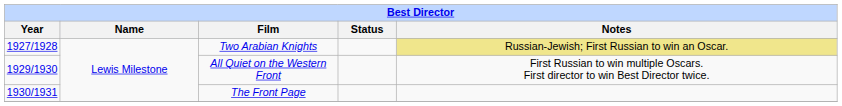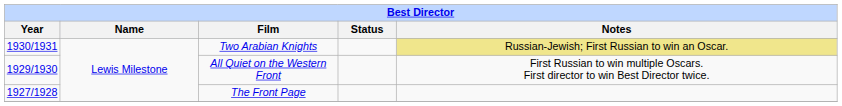(32, 47) 1927/1928 -> (32, 47) 1930/1931
(32, 93) 1930/1931 -> (32, 93) 1927/1928
